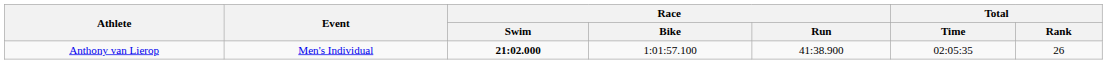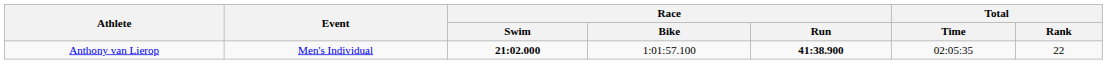(821, 50) normal -> (821, 50) bold
(1059, 50) 26 -> (1059, 50) 22
